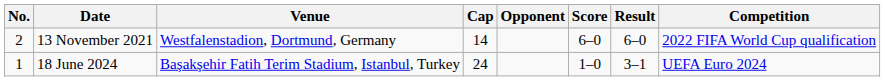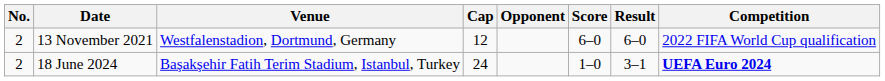(480, 40) 14 -> (480, 40) 12
(19, 64) 1 -> (19, 64) 2
(714, 64) normal -> (717, 64) bold
